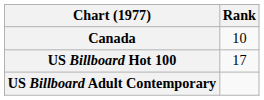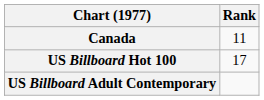(239, 38) 10 -> (239, 38) 11
